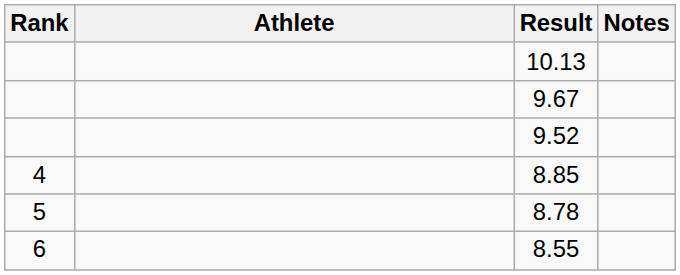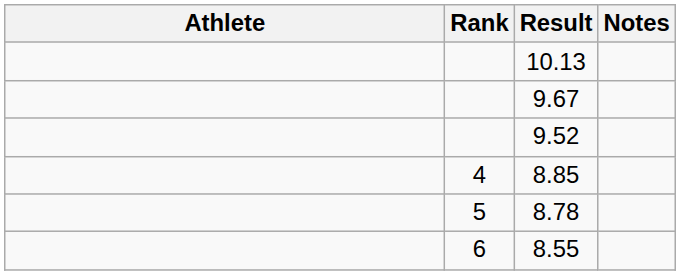columns swapped: (39, 23) <-> (294, 23)
